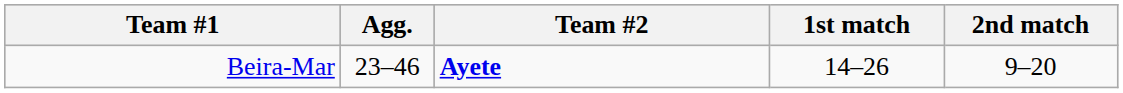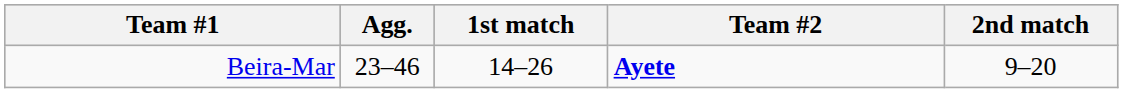columns swapped: (602, 25) <-> (857, 25)
